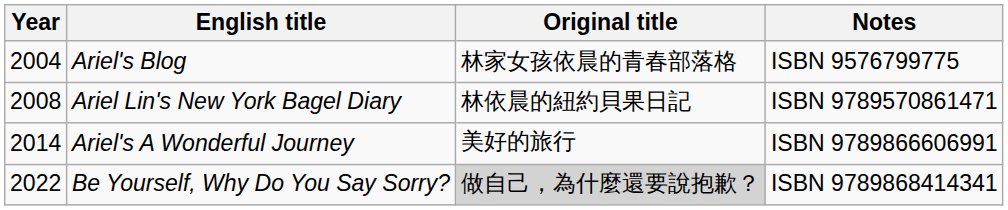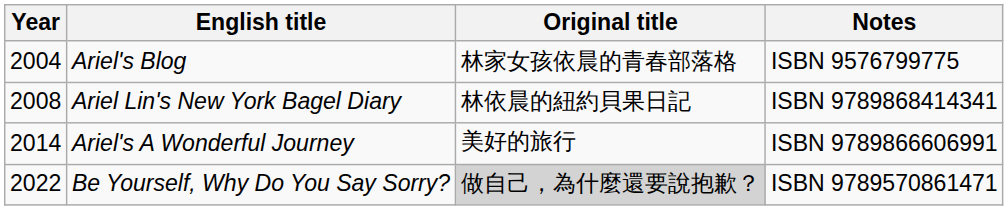(884, 102) ISBN 9789570861471 -> (884, 102) ISBN 9789868414341
(884, 184) ISBN 9789868414341 -> (884, 184) ISBN 9789570861471
